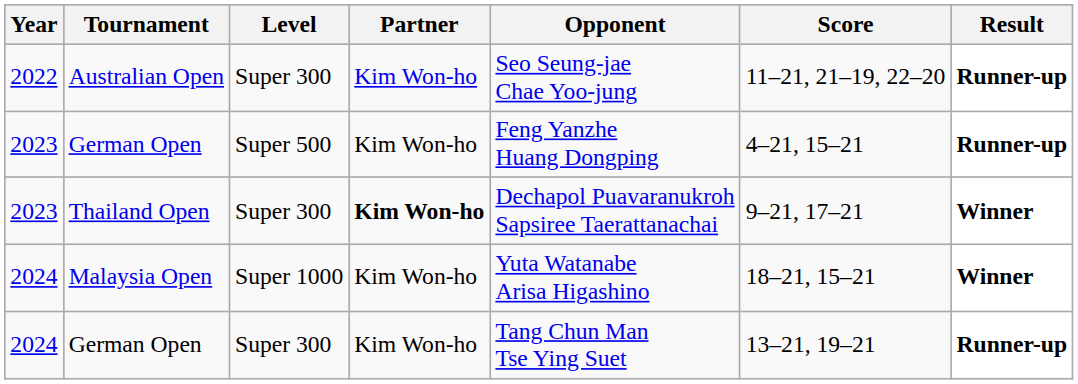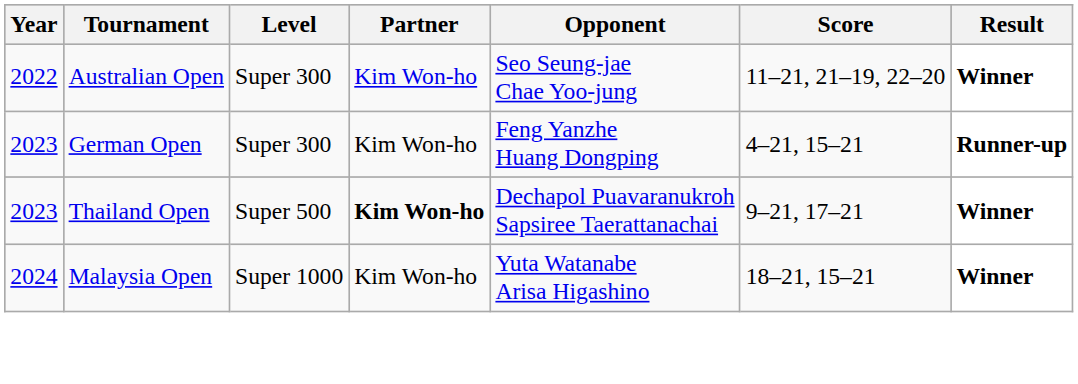(1012, 77) Runner-up -> (995, 77) Winner
(283, 144) Super 500 -> (283, 144) Super 300
(283, 210) Super 300 -> (283, 210) Super 500
- row: (34, 344)
